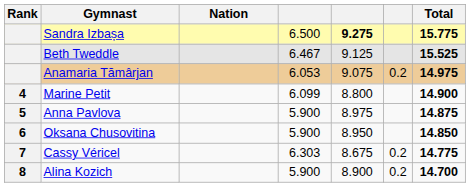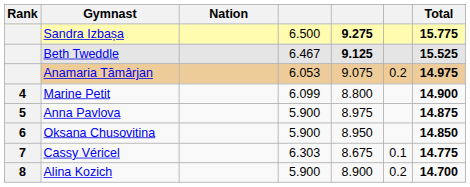(357, 53) normal -> (357, 53) bold
(398, 152) 0.2 -> (398, 152) 0.1
